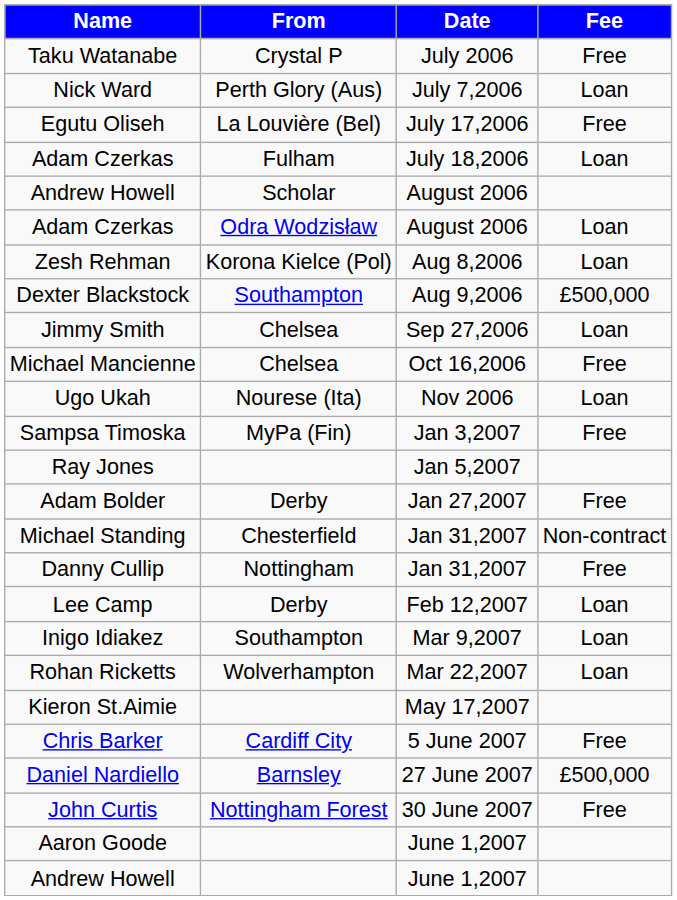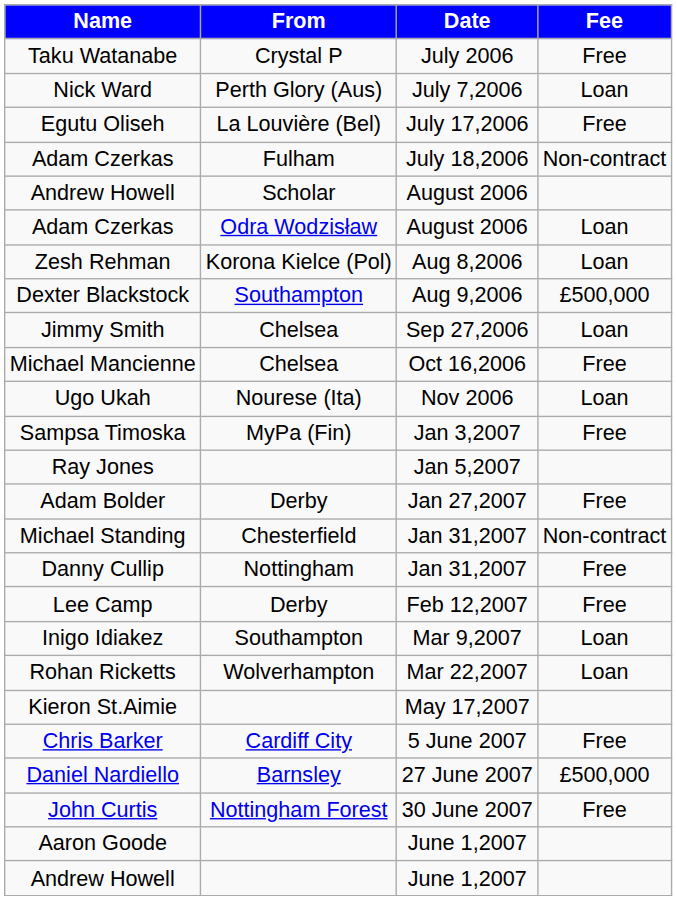(604, 158) Loan -> (604, 158) Non-contract
(604, 603) Loan -> (604, 603) Free
